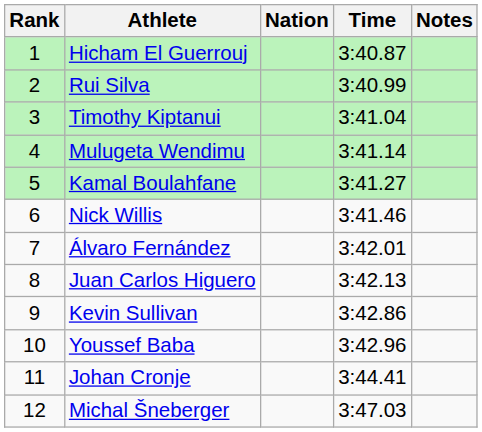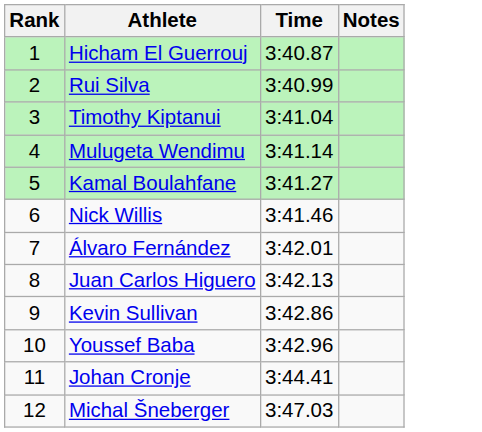- column: (297, 20)
